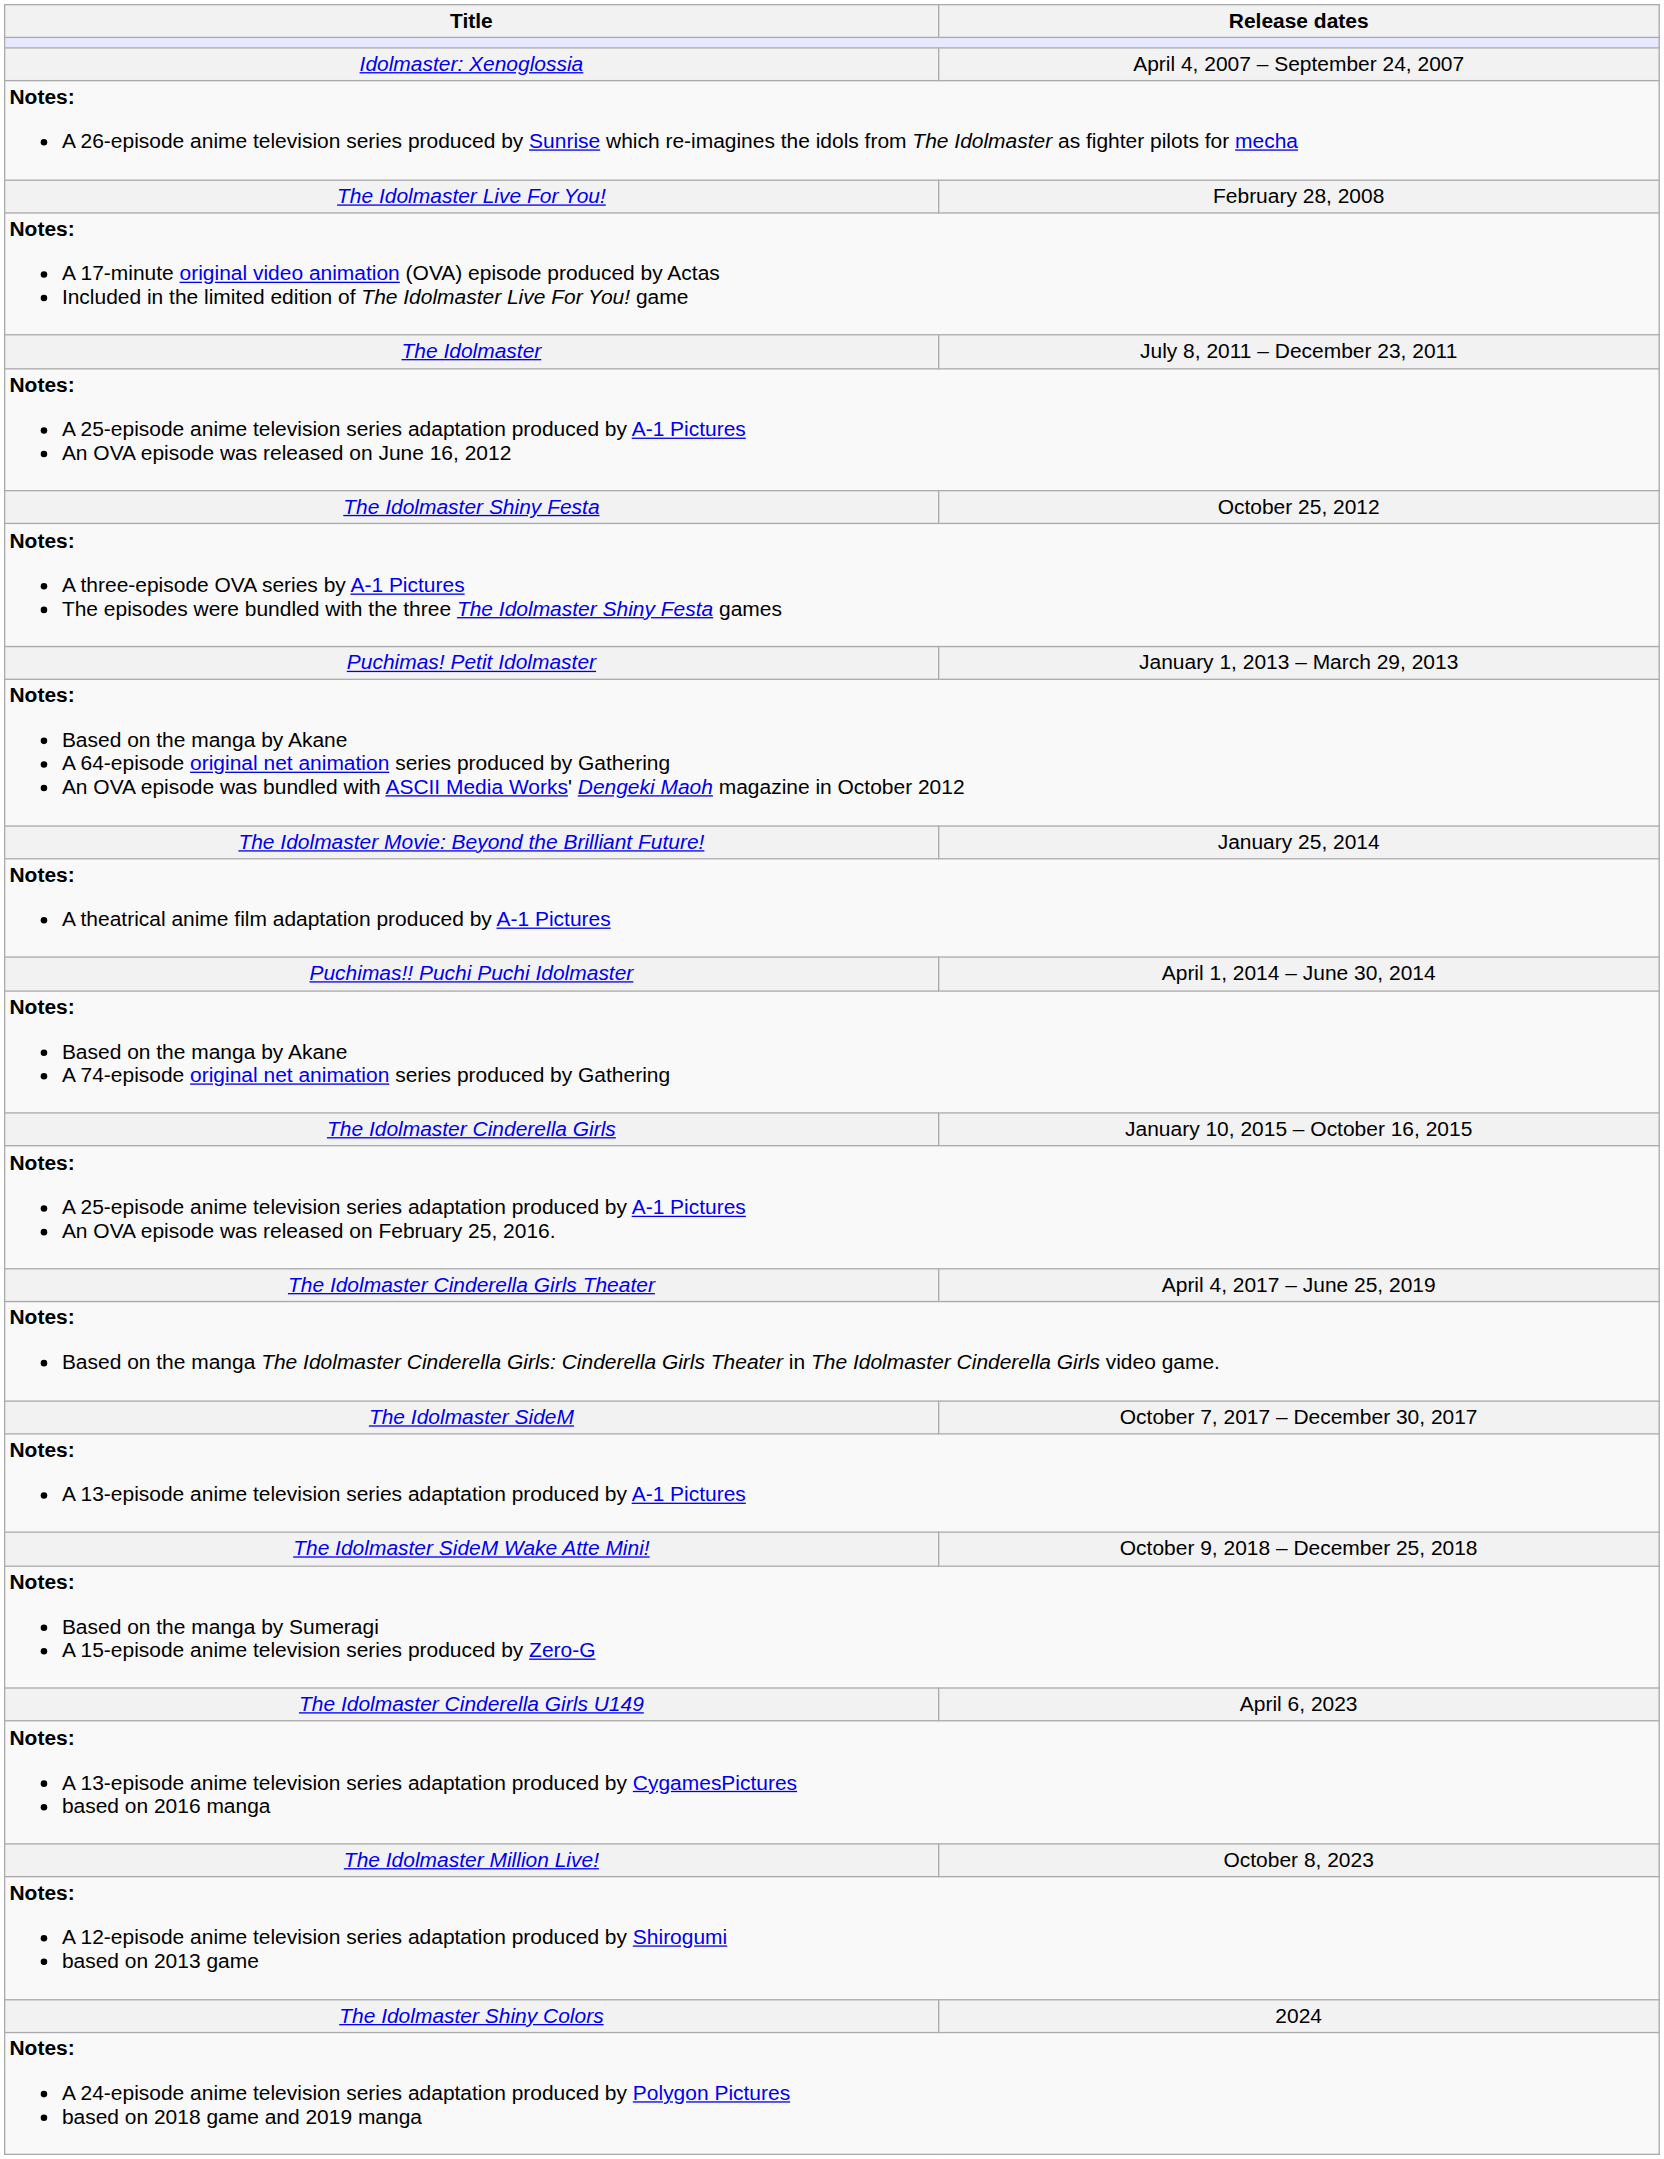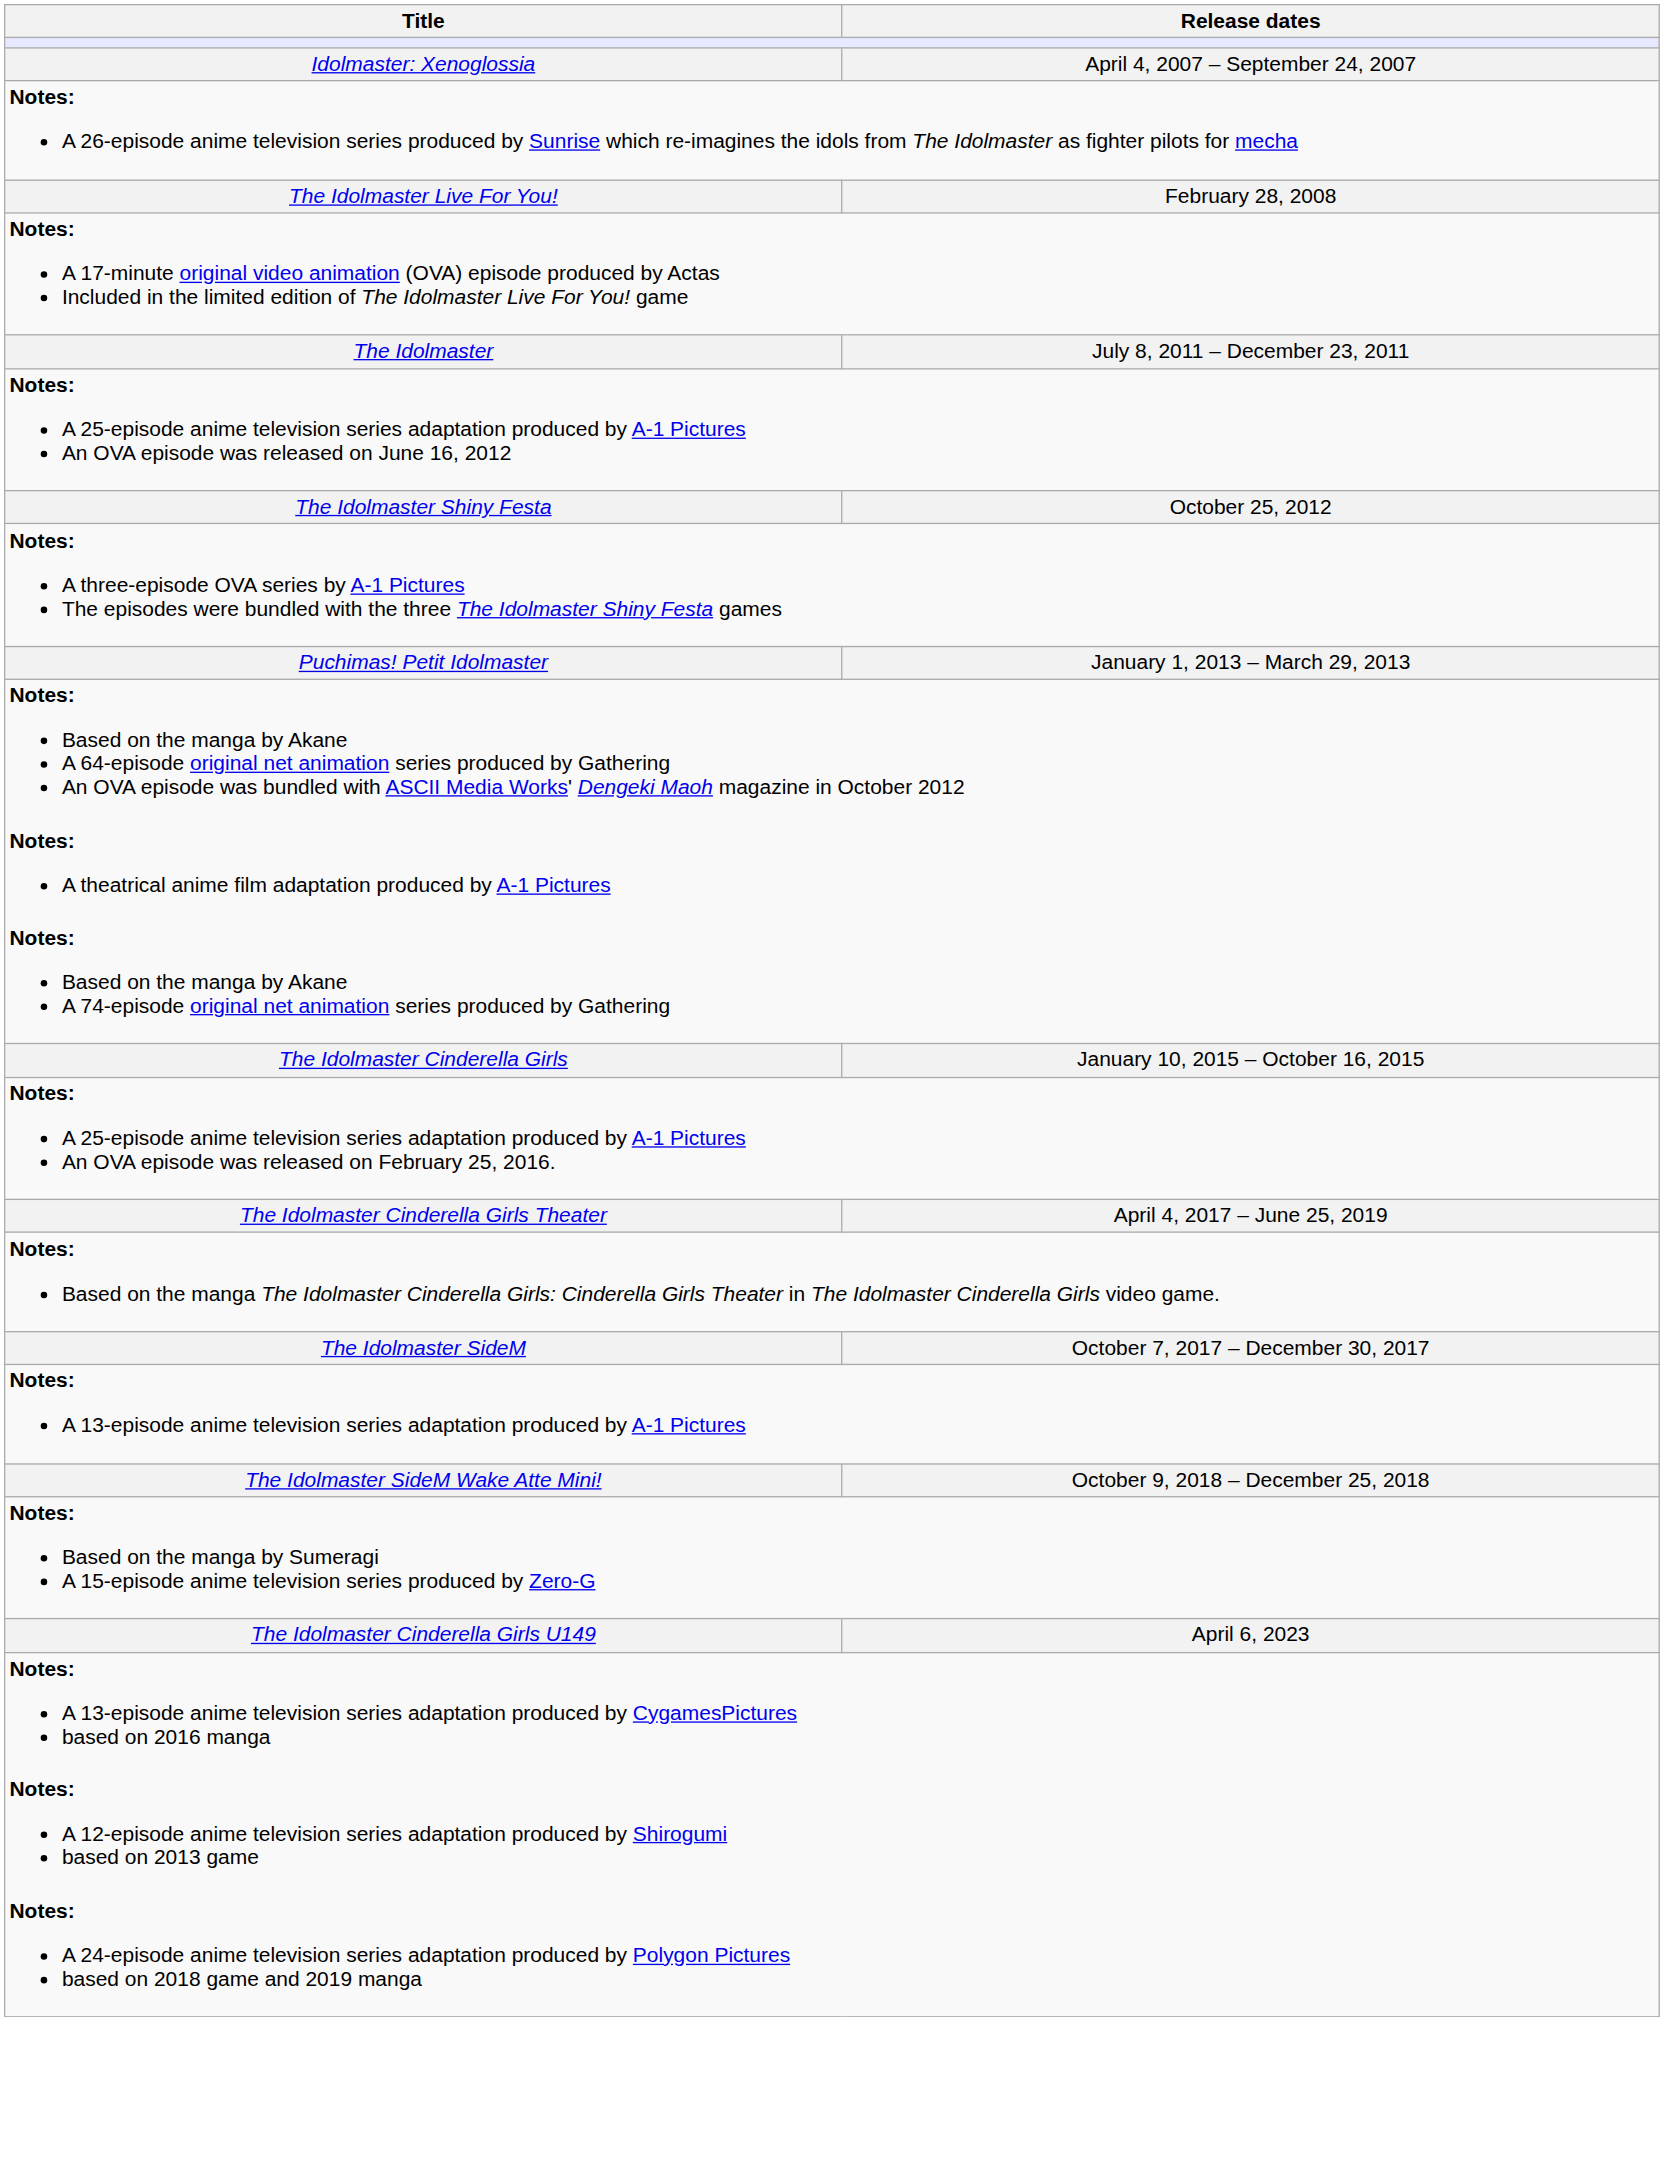- row: (471, 841)
- row: (471, 973)
- row: (471, 1860)
- row: (471, 2015)
